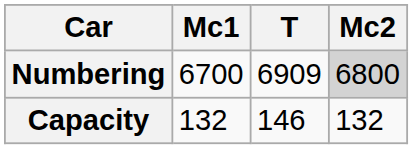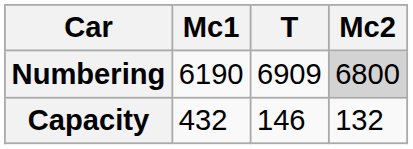(211, 73) 6700 -> (211, 73) 6190
(203, 119) 132 -> (203, 119) 432
